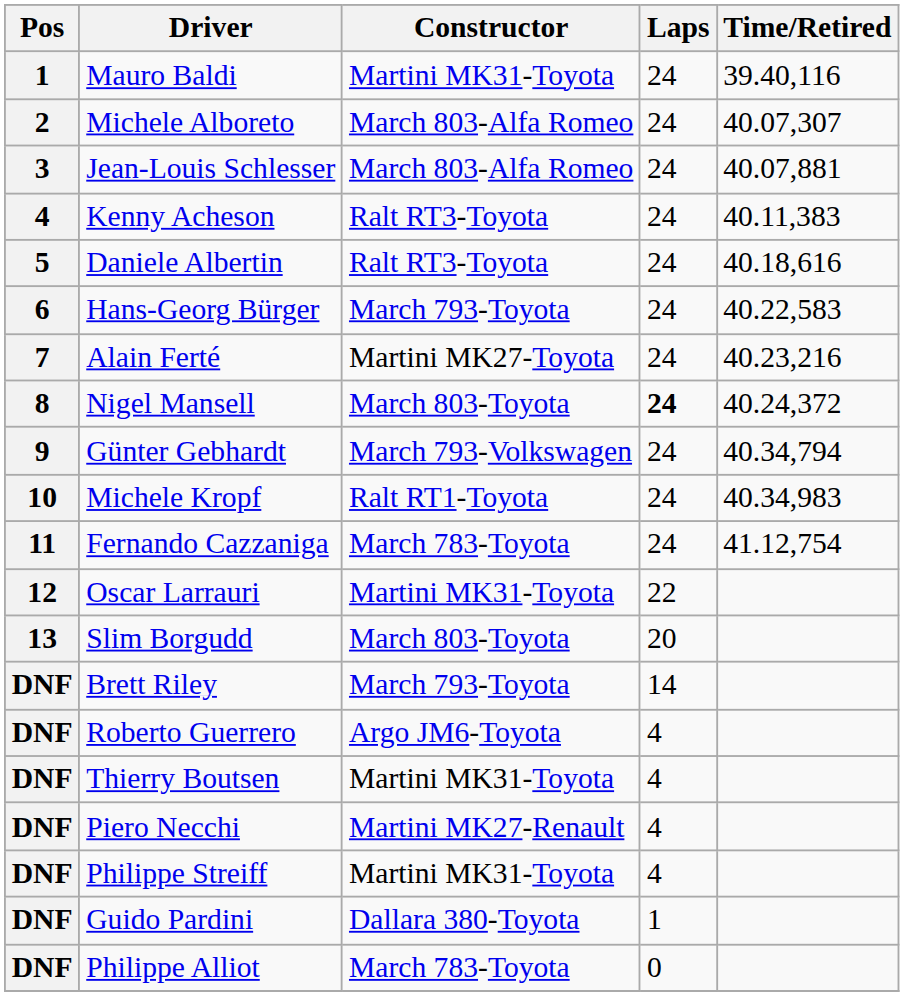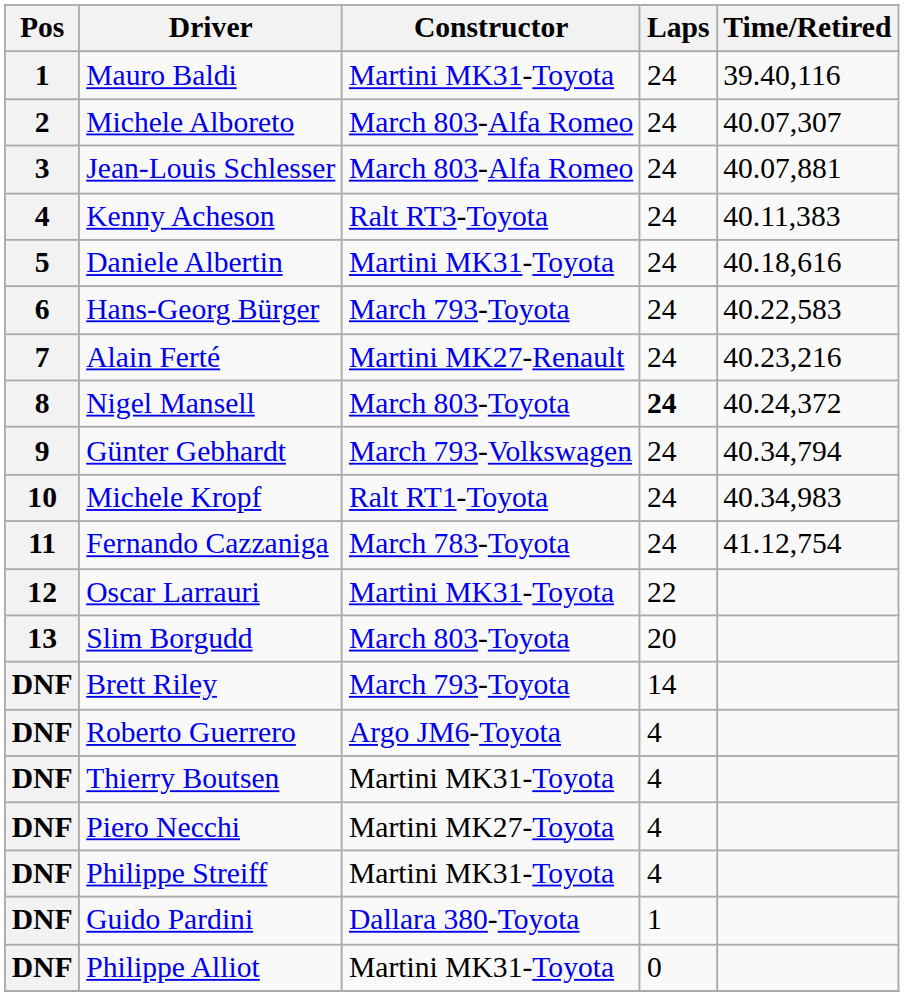(449, 262) Ralt RT3-Toyota -> (482, 262) Martini MK31-Toyota
(482, 356) Martini MK27-Toyota -> (487, 356) Martini MK27-Renault
(487, 826) Martini MK27-Renault -> (482, 826) Martini MK27-Toyota
(459, 966) March 783-Toyota -> (482, 966) Martini MK31-Toyota
